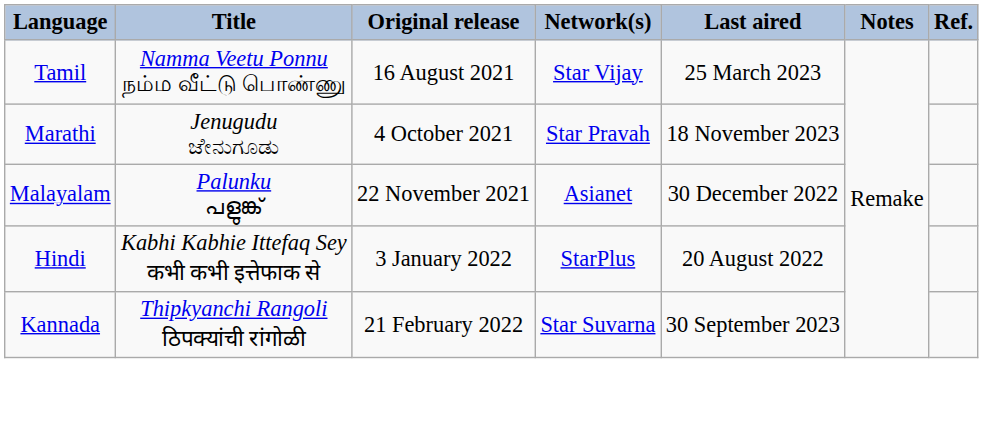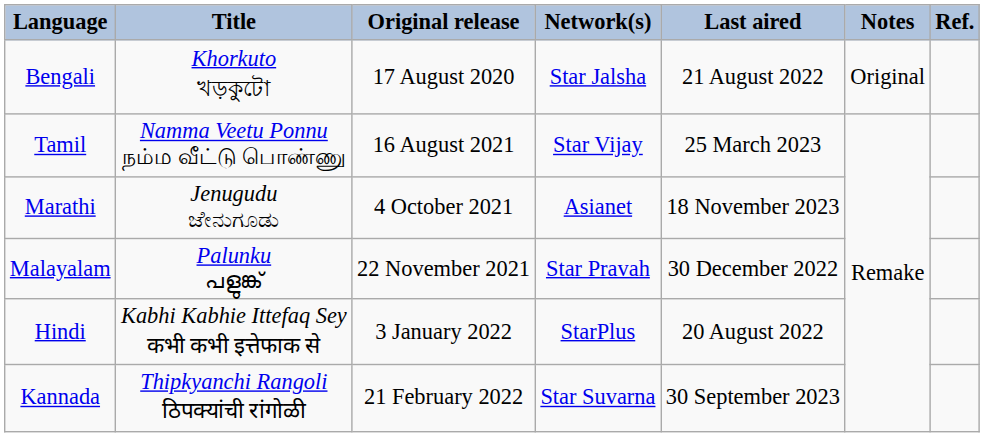+ row: (60, 76)
(598, 133) Star Pravah -> (598, 207) Asianet
(598, 194) Asianet -> (598, 267) Star Pravah
